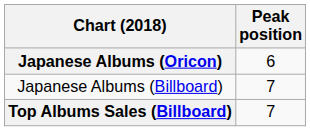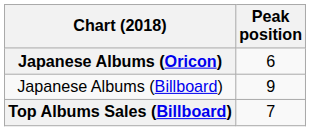(271, 86) 7 -> (271, 86) 9
